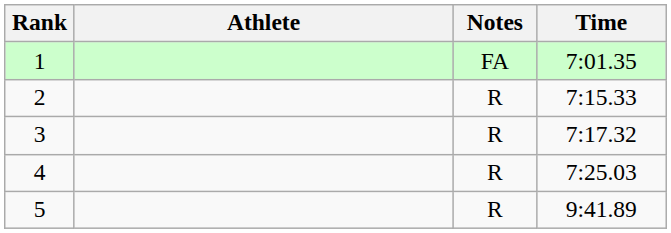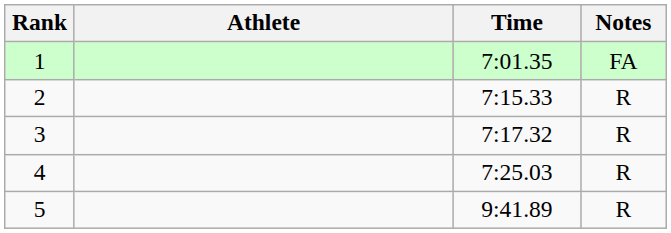columns swapped: (601, 23) <-> (495, 23)
